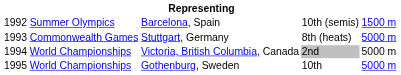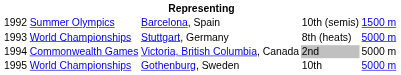(84, 37) Commonwealth Games -> (80, 37) World Championships
(80, 51) World Championships -> (84, 51) Commonwealth Games
